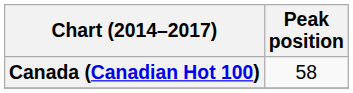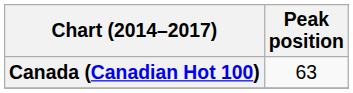(306, 72) 58 -> (306, 72) 63
